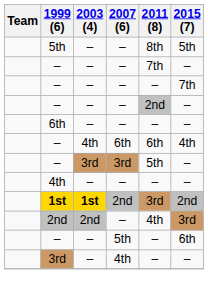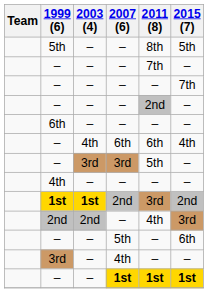+ row: (57, 278)
